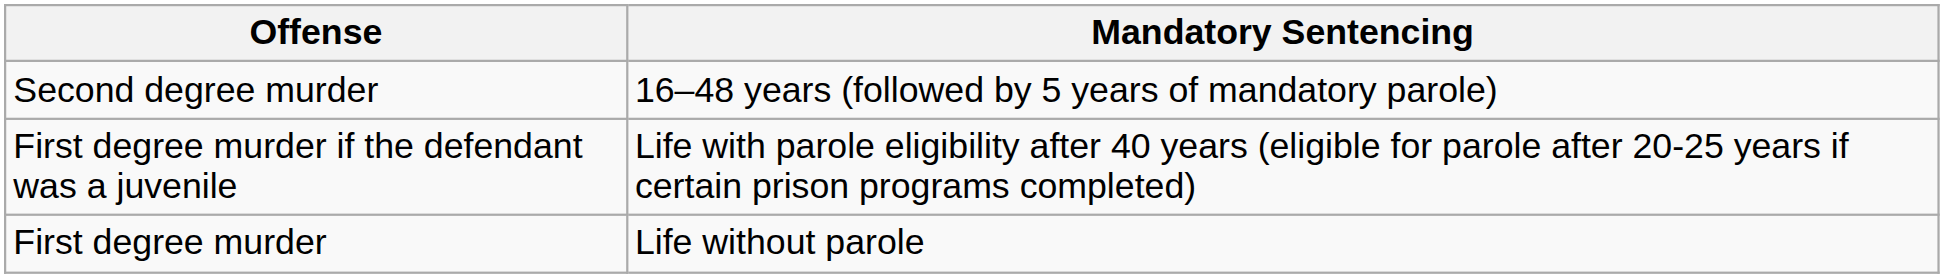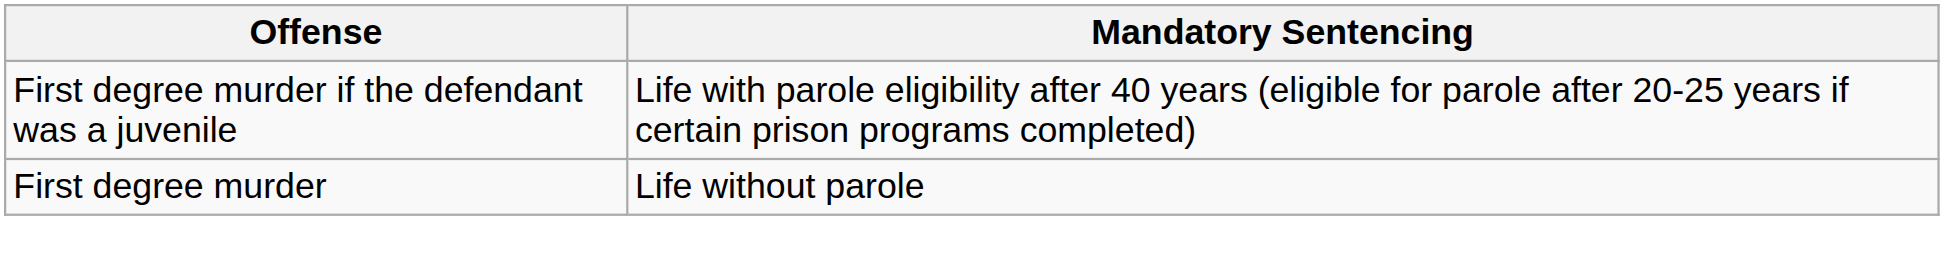- row: (196, 89)
